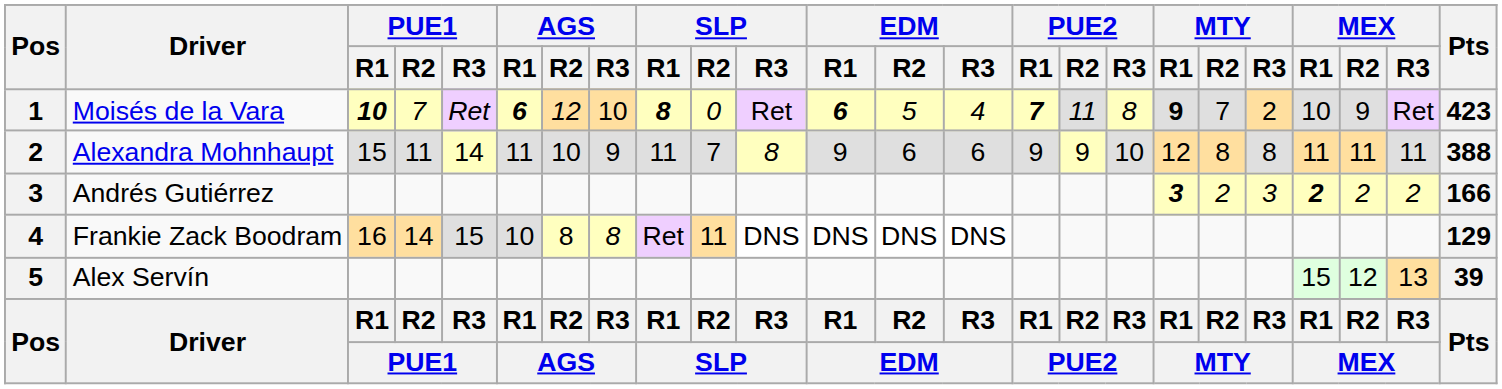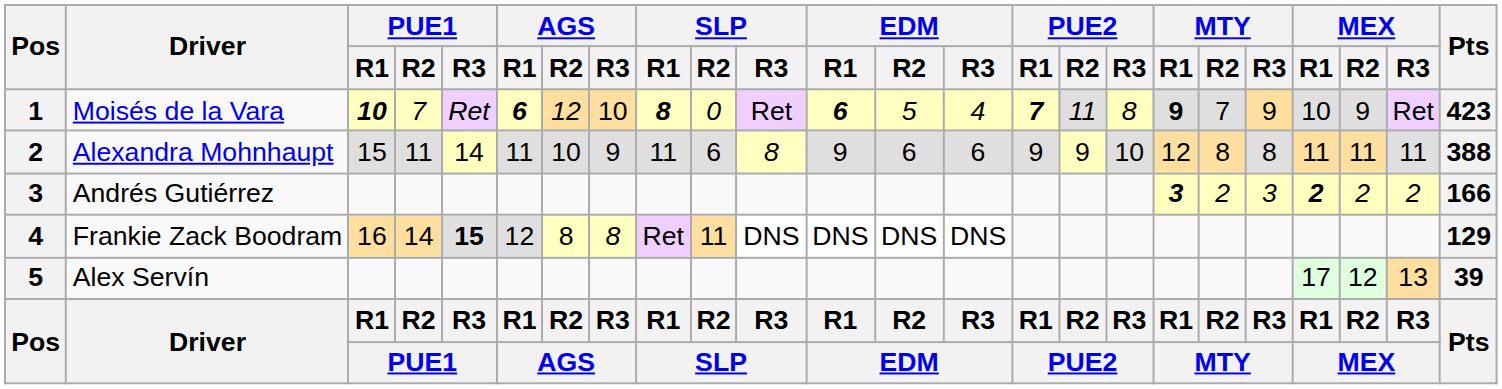(1269, 110) 2 -> (1269, 110) 9
(714, 152) 7 -> (714, 152) 6
(469, 236) normal -> (469, 236) bold
(519, 236) 10 -> (519, 236) 12
(1316, 278) 15 -> (1316, 278) 17
